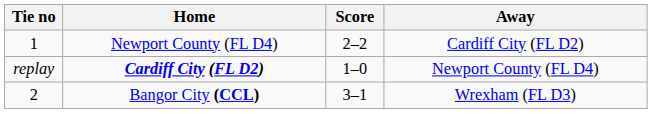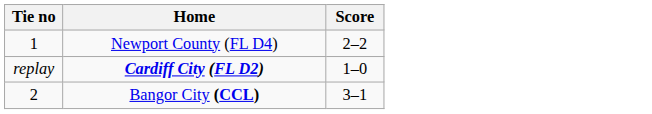- column: (515, 17)
